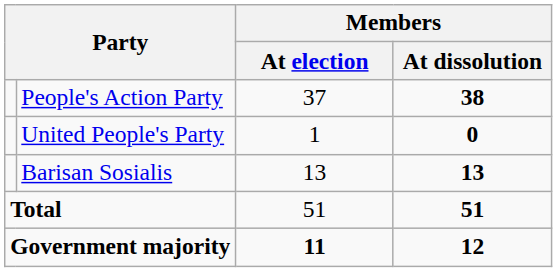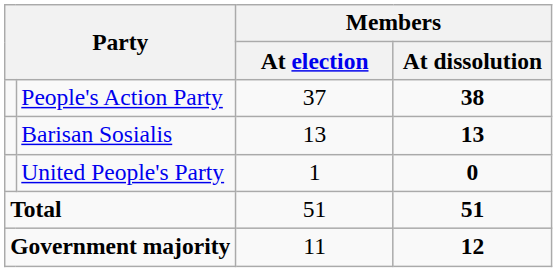rows swapped: (97, 172) <-> (123, 135)
(315, 246) bold -> (315, 246) normal
